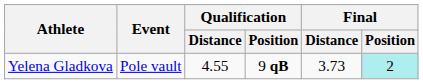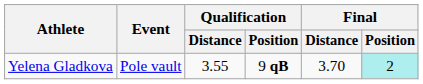(215, 66) 4.55 -> (215, 66) 3.55
(332, 66) 3.73 -> (332, 66) 3.70
